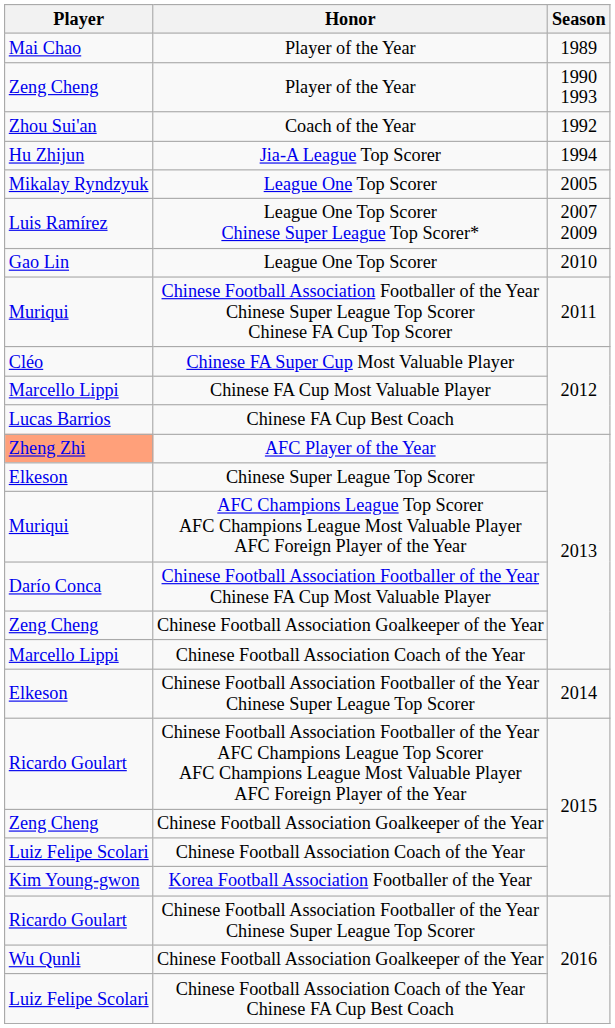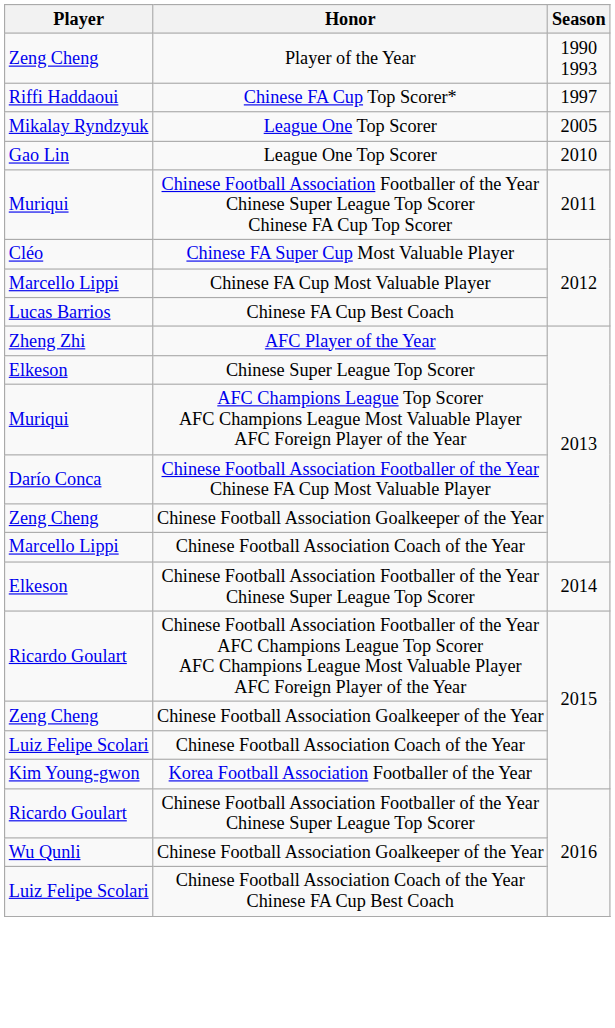- row: (350, 47)
- row: (350, 126)
- row: (350, 155)
+ row: (350, 97)
- row: (350, 223)
(47, 448) lightsalmon background -> (47, 340) no background
